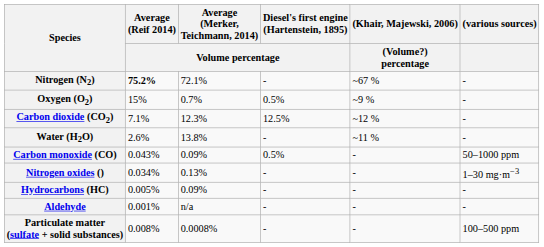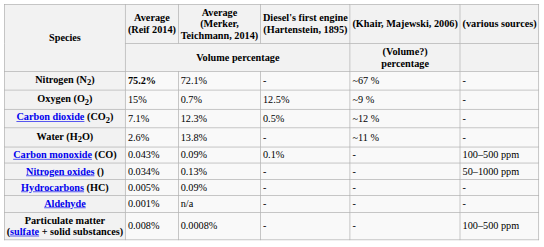(274, 99) 0.5% -> (276, 99) 12.5%
(276, 118) 12.5% -> (274, 118) 0.5%
(274, 155) 0.5% -> (274, 155) 0.1%
(491, 155) 50–1000 ppm -> (491, 155) 100–500 ppm
(491, 172) 1–30 mg·m−3 -> (491, 171) 50–1000 ppm
